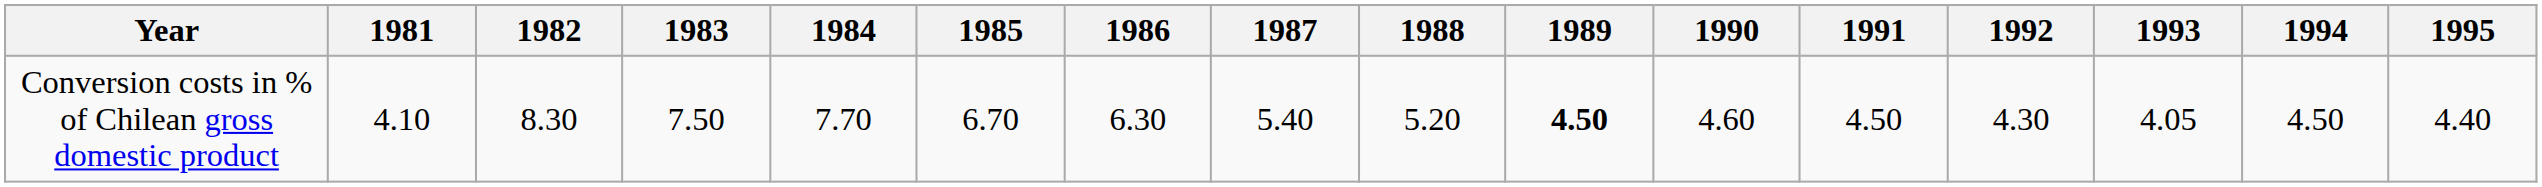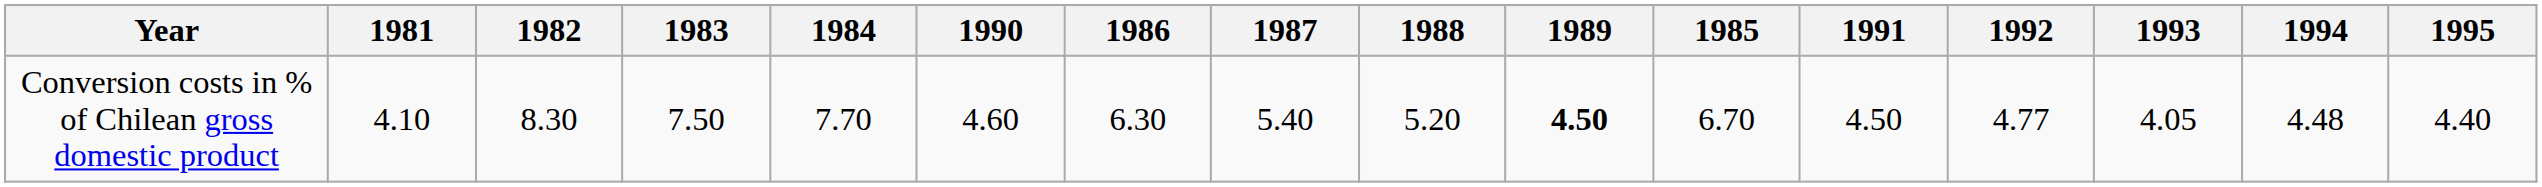columns swapped: (991, 30) <-> (1727, 30)
(2021, 118) 4.30 -> (2021, 118) 4.77
(2316, 118) 4.50 -> (2316, 118) 4.48
